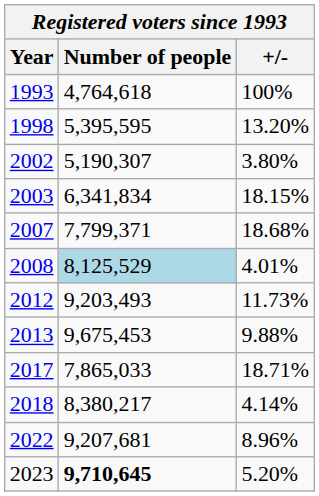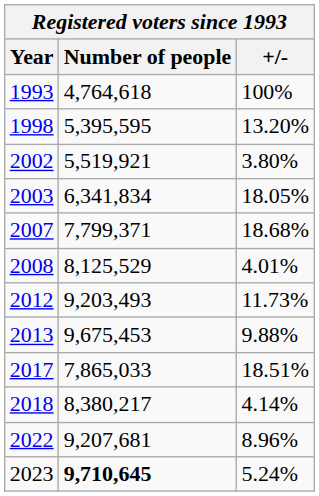(108, 160) 5,190,307 -> (108, 160) 5,519,921
(275, 195) 18.15% -> (275, 195) 18.05%
(108, 265) lightblue background -> (108, 265) no background
(275, 369) 18.71% -> (275, 369) 18.51%
(270, 473) 5.20% -> (270, 473) 5.24%
